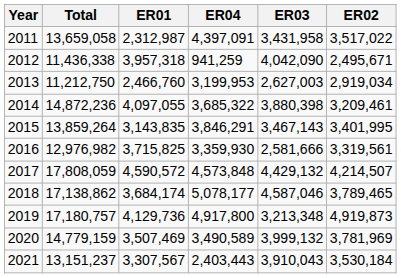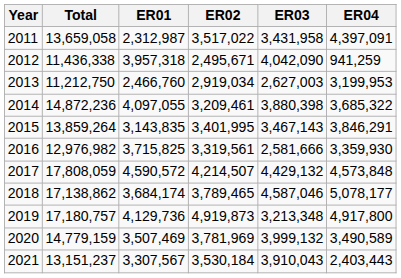columns swapped: (361, 15) <-> (223, 15)
